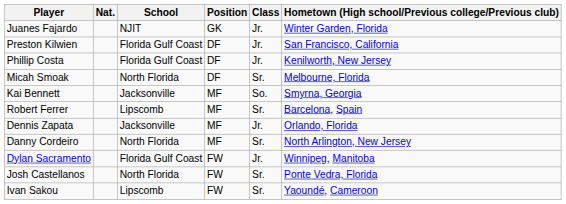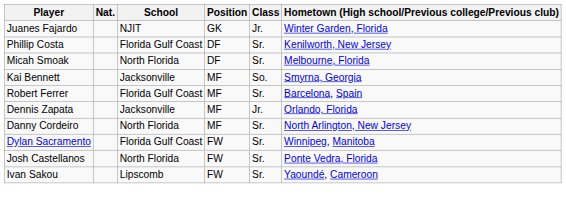- row: (42, 45)
(257, 61) Jr. -> (258, 45) Sr.
(142, 110) Lipscomb -> (161, 93) Florida Gulf Coast
(257, 158) Jr. -> (258, 142) Sr.
